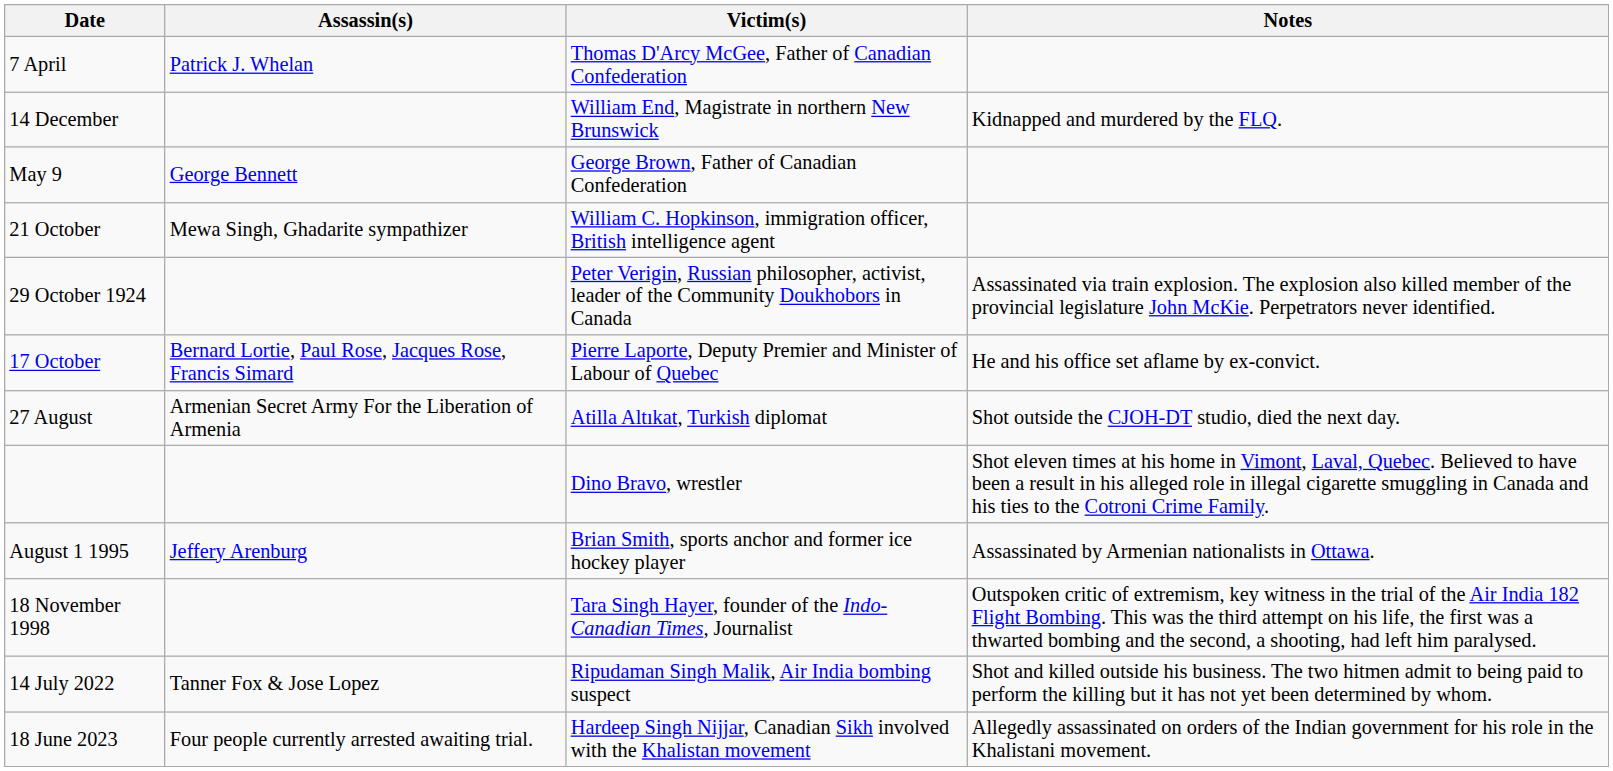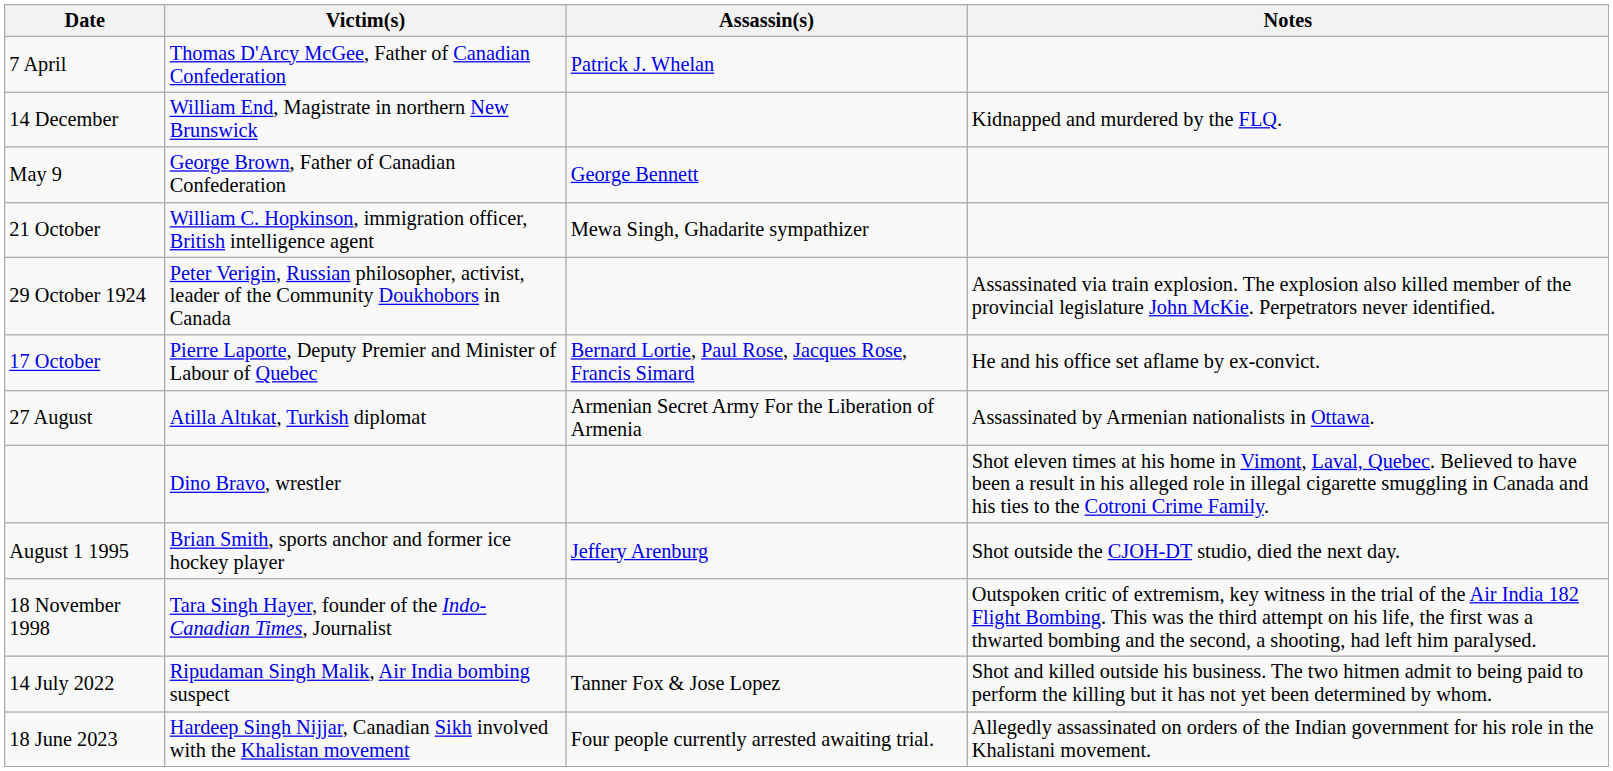columns swapped: (767, 20) <-> (366, 20)
(1186, 417) Shot outside the CJOH-DT studio, died the next day. -> (1173, 417) Assassinated by Armenian nationalists in Ottawa.
(1173, 550) Assassinated by Armenian nationalists in Ottawa. -> (1186, 550) Shot outside the CJOH-DT studio, died the next day.
